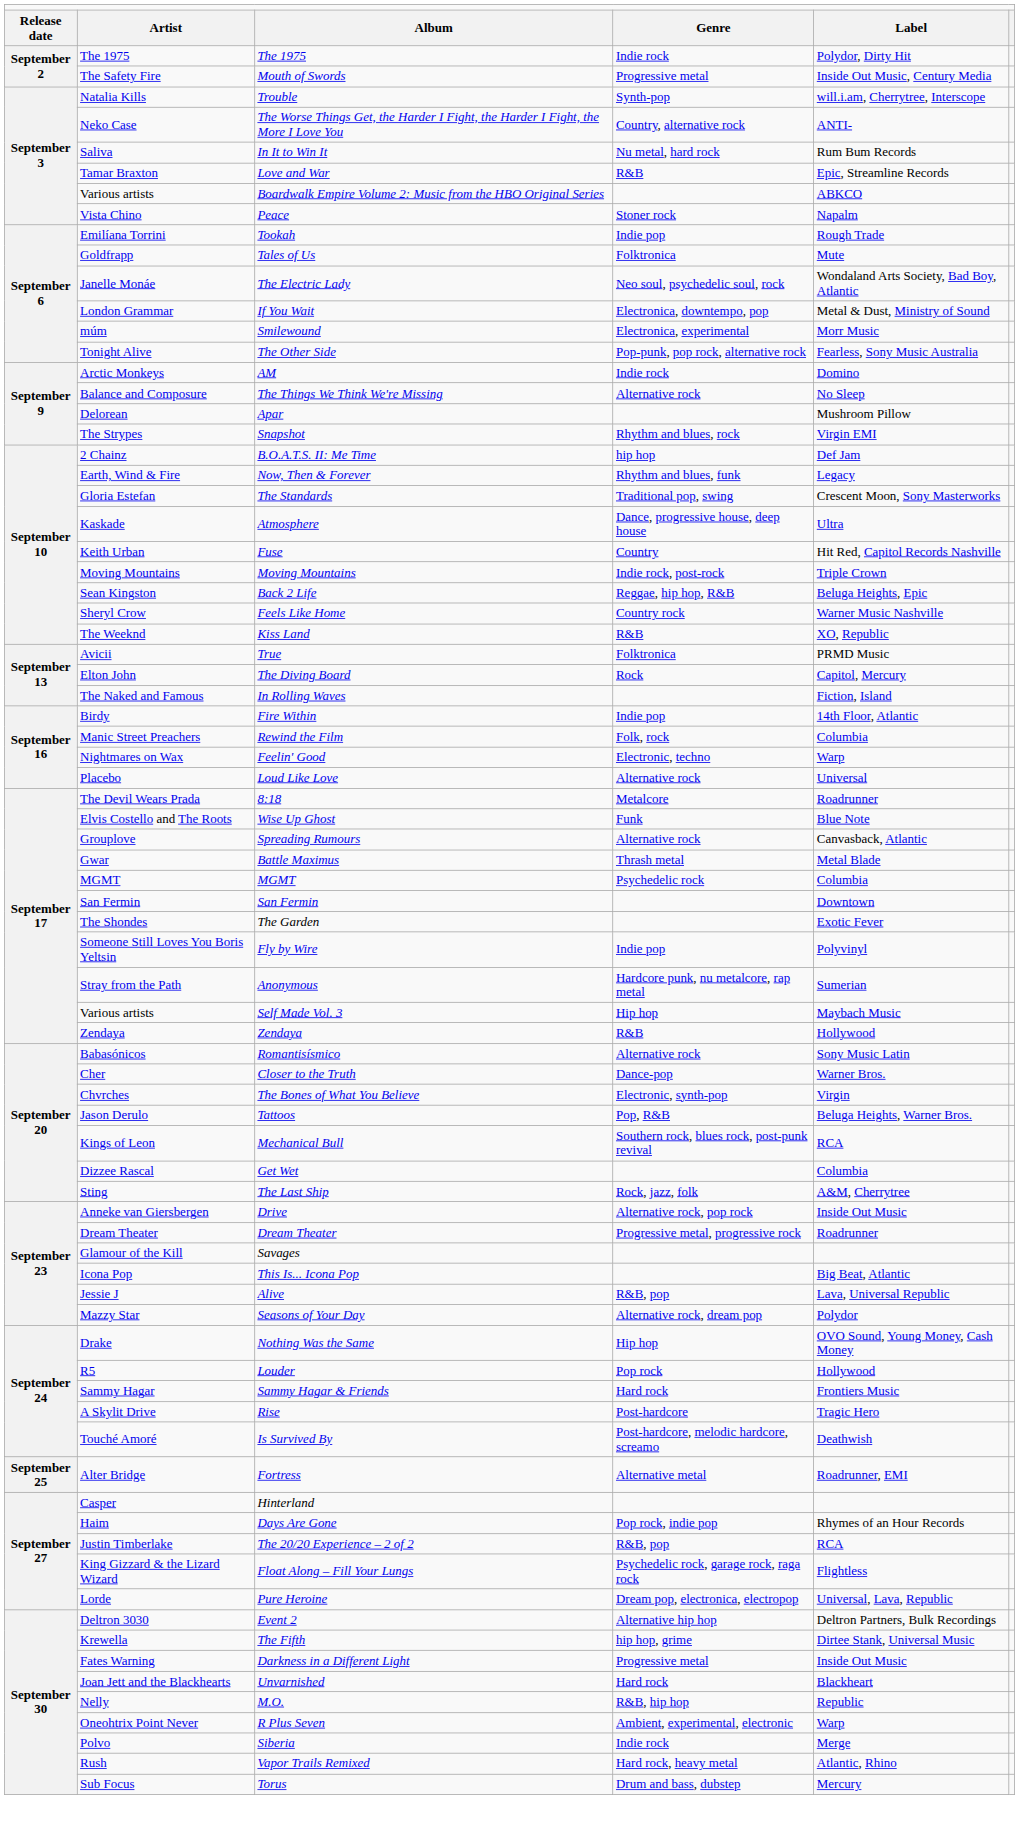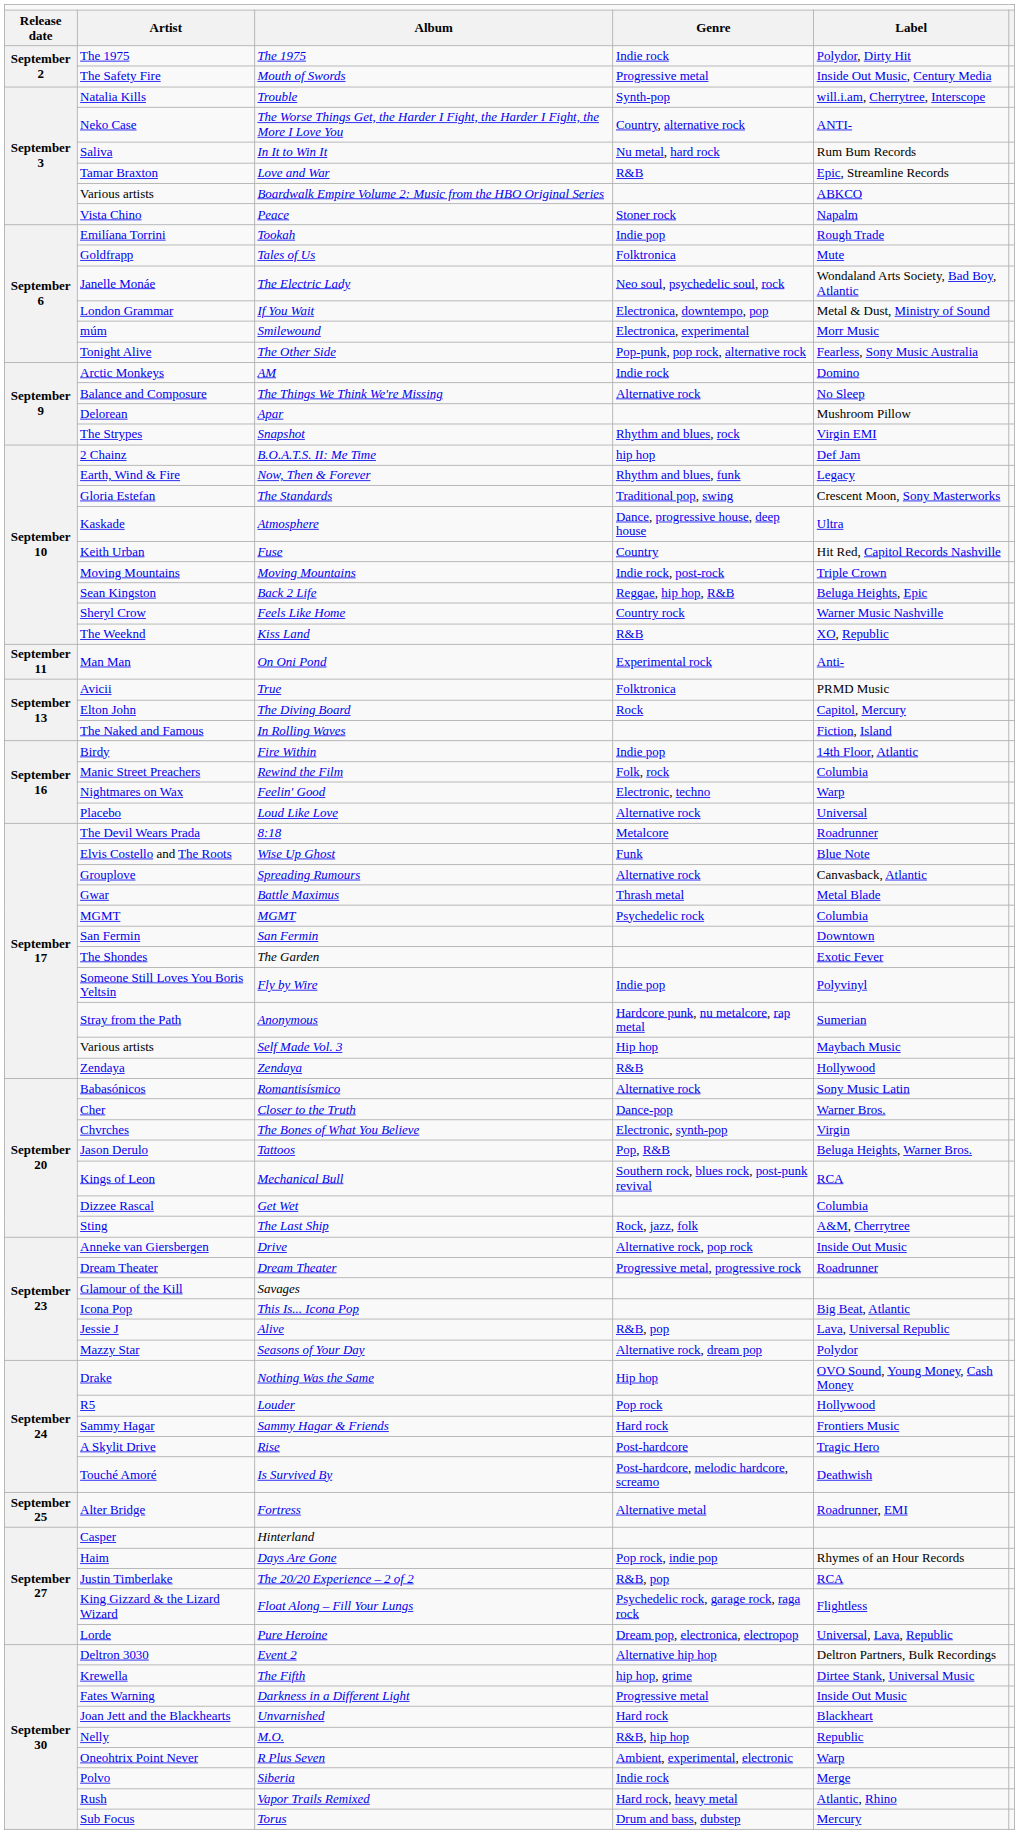+ row: (292, 661)
